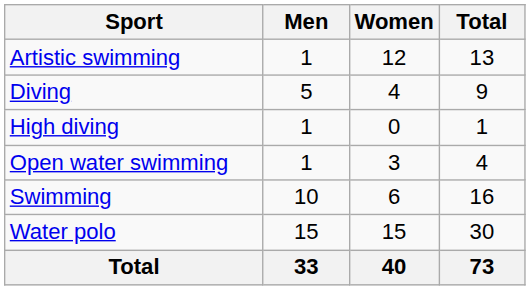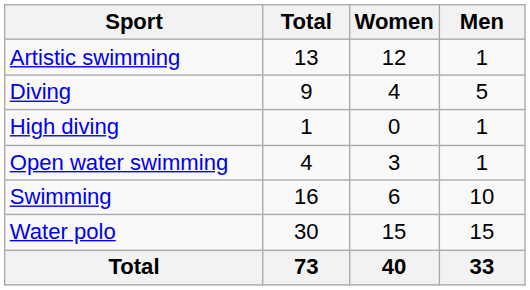columns swapped: (306, 22) <-> (482, 22)
